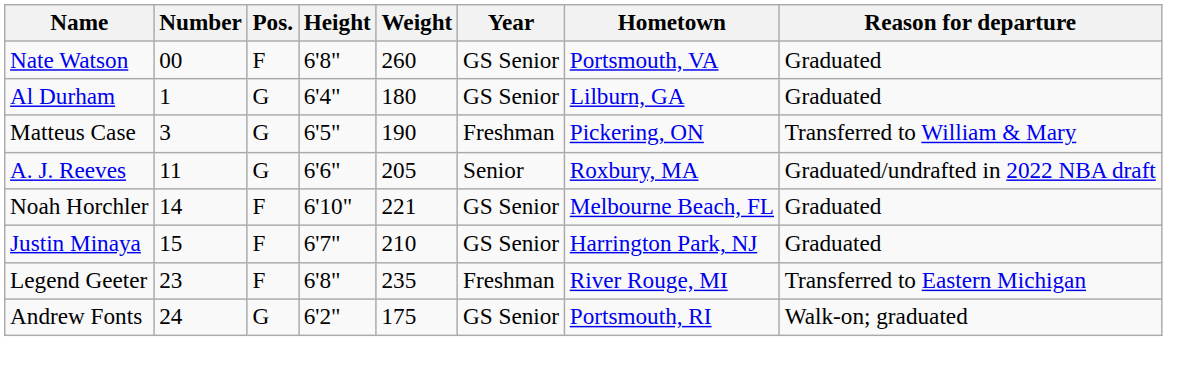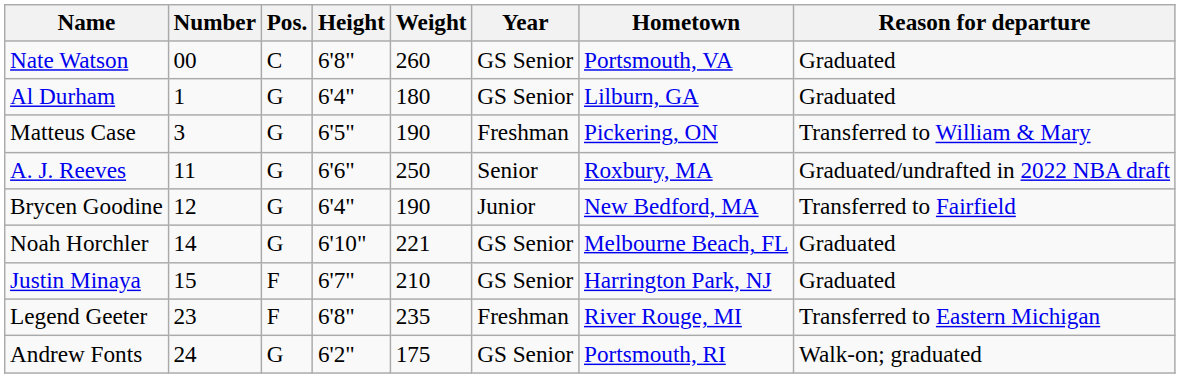(259, 59) F -> (274, 59) C
(399, 170) 205 -> (413, 170) 250
+ row: (86, 206)
(259, 206) F -> (275, 243) G
